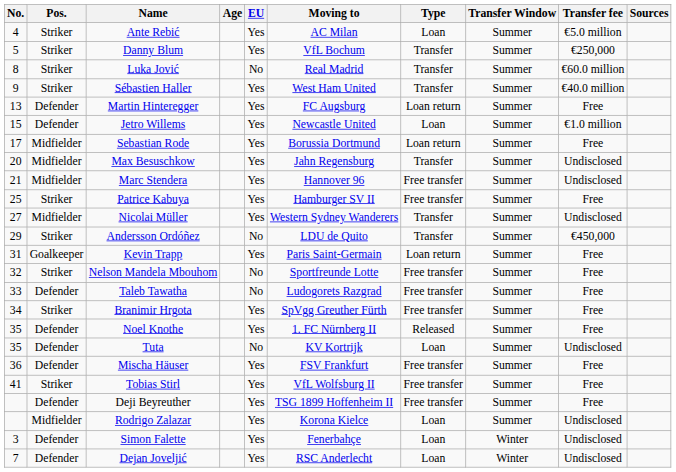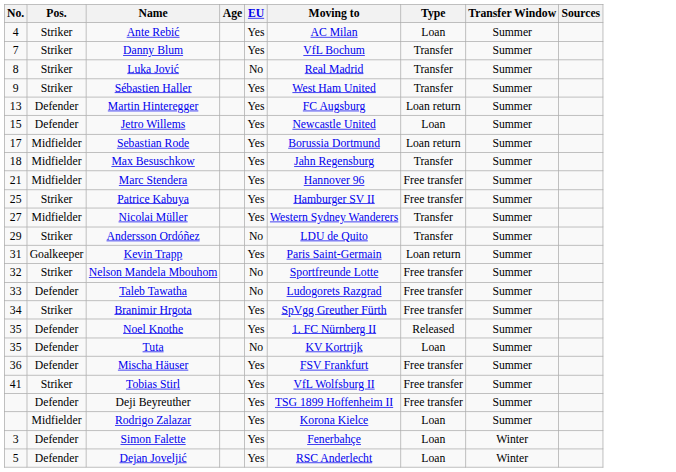- column: (593, 13)
(16, 50) 5 -> (16, 50) 7
(16, 161) 20 -> (16, 161) 18
(16, 458) 7 -> (16, 458) 5
